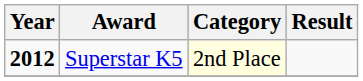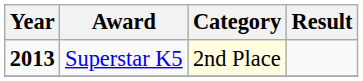(32, 57) 2012 -> (32, 57) 2013
